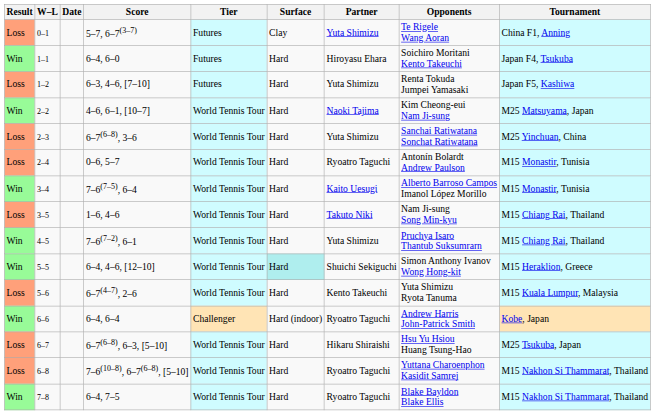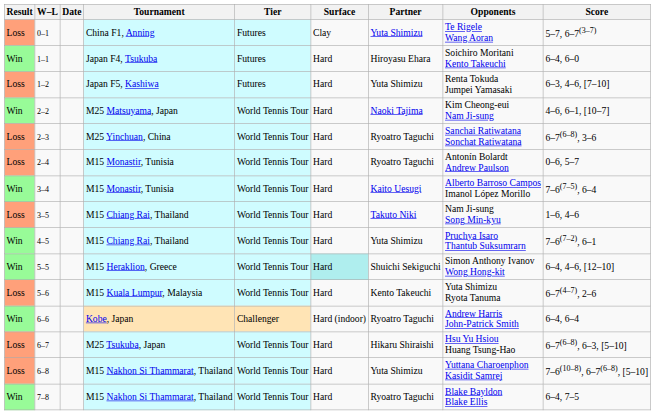columns swapped: (575, 12) <-> (137, 12)
(353, 136) Yuta Shimizu -> (402, 136) Ryoatro Taguchi
(358, 371) Ryoatro Taguchi -> (396, 371) Yuta Shimizu
